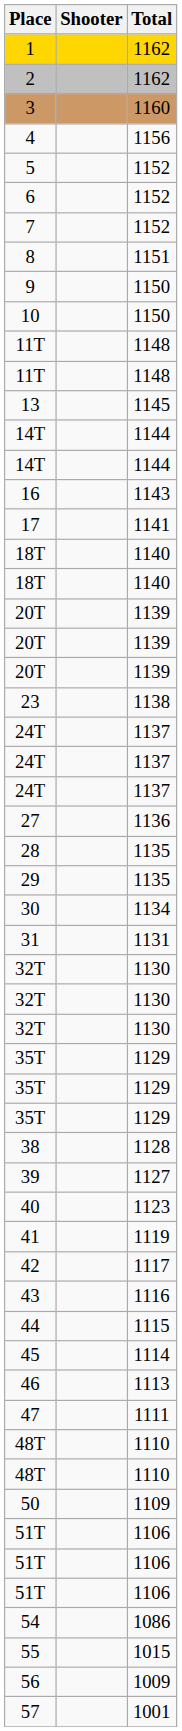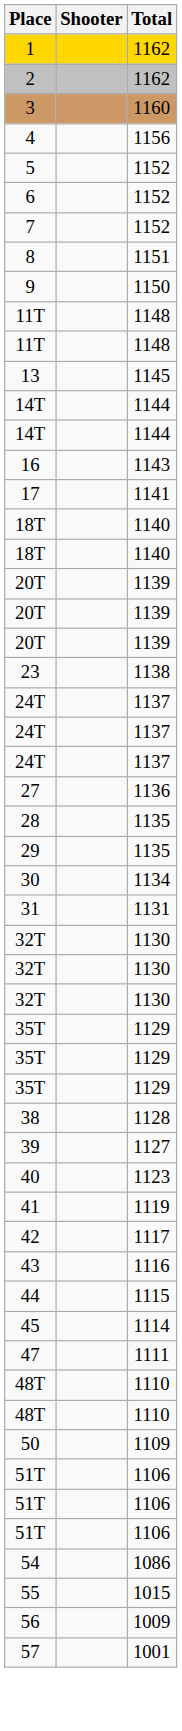- row: (30, 316)
- row: (30, 1385)
